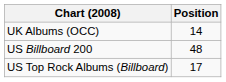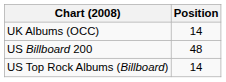(196, 67) 17 -> (196, 67) 14
